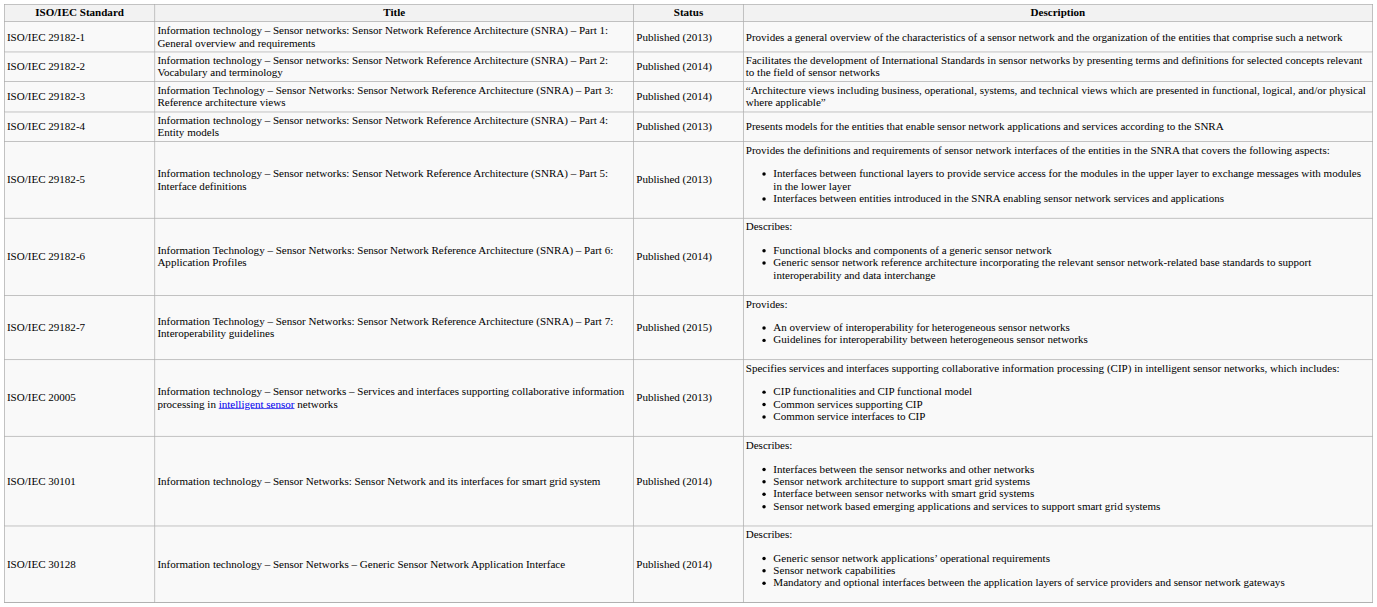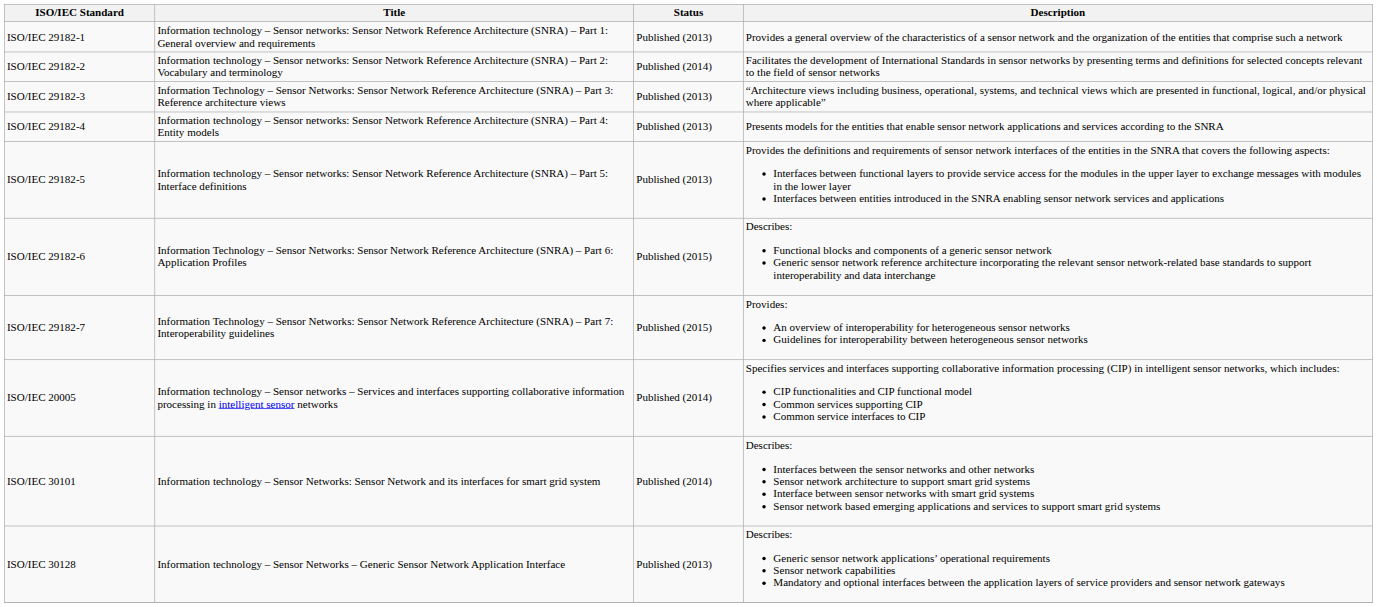(674, 96) Published (2014) -> (674, 96) Published (2013)
(674, 256) Published (2014) -> (674, 256) Published (2015)
(674, 398) Published (2013) -> (674, 398) Published (2014)
(674, 564) Published (2014) -> (674, 564) Published (2013)
